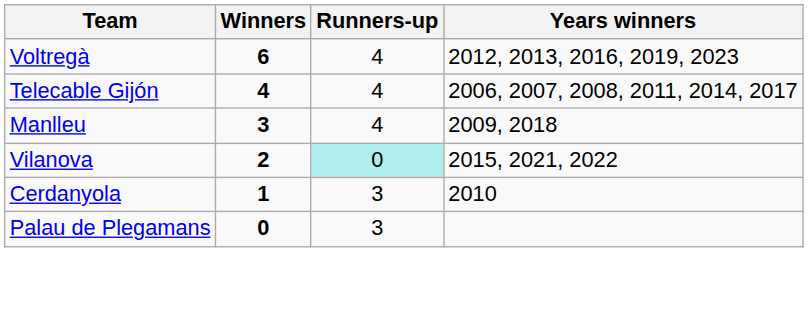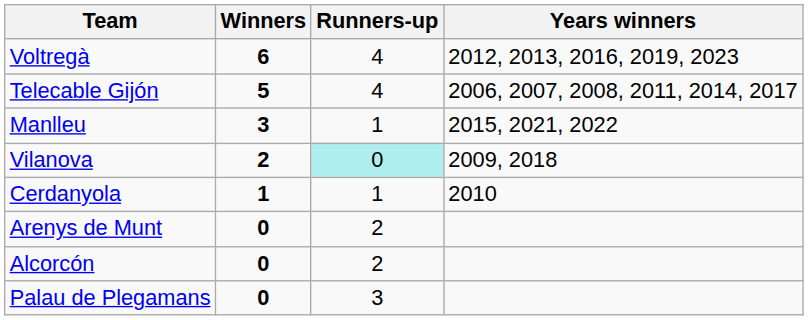(263, 90) 4 -> (263, 90) 5
(377, 125) 4 -> (377, 125) 1
(503, 125) 2009, 2018 -> (533, 125) 2015, 2021, 2022
(533, 159) 2015, 2021, 2022 -> (503, 159) 2009, 2018
(377, 194) 3 -> (377, 194) 1
+ row: (86, 228)
+ row: (52, 263)
